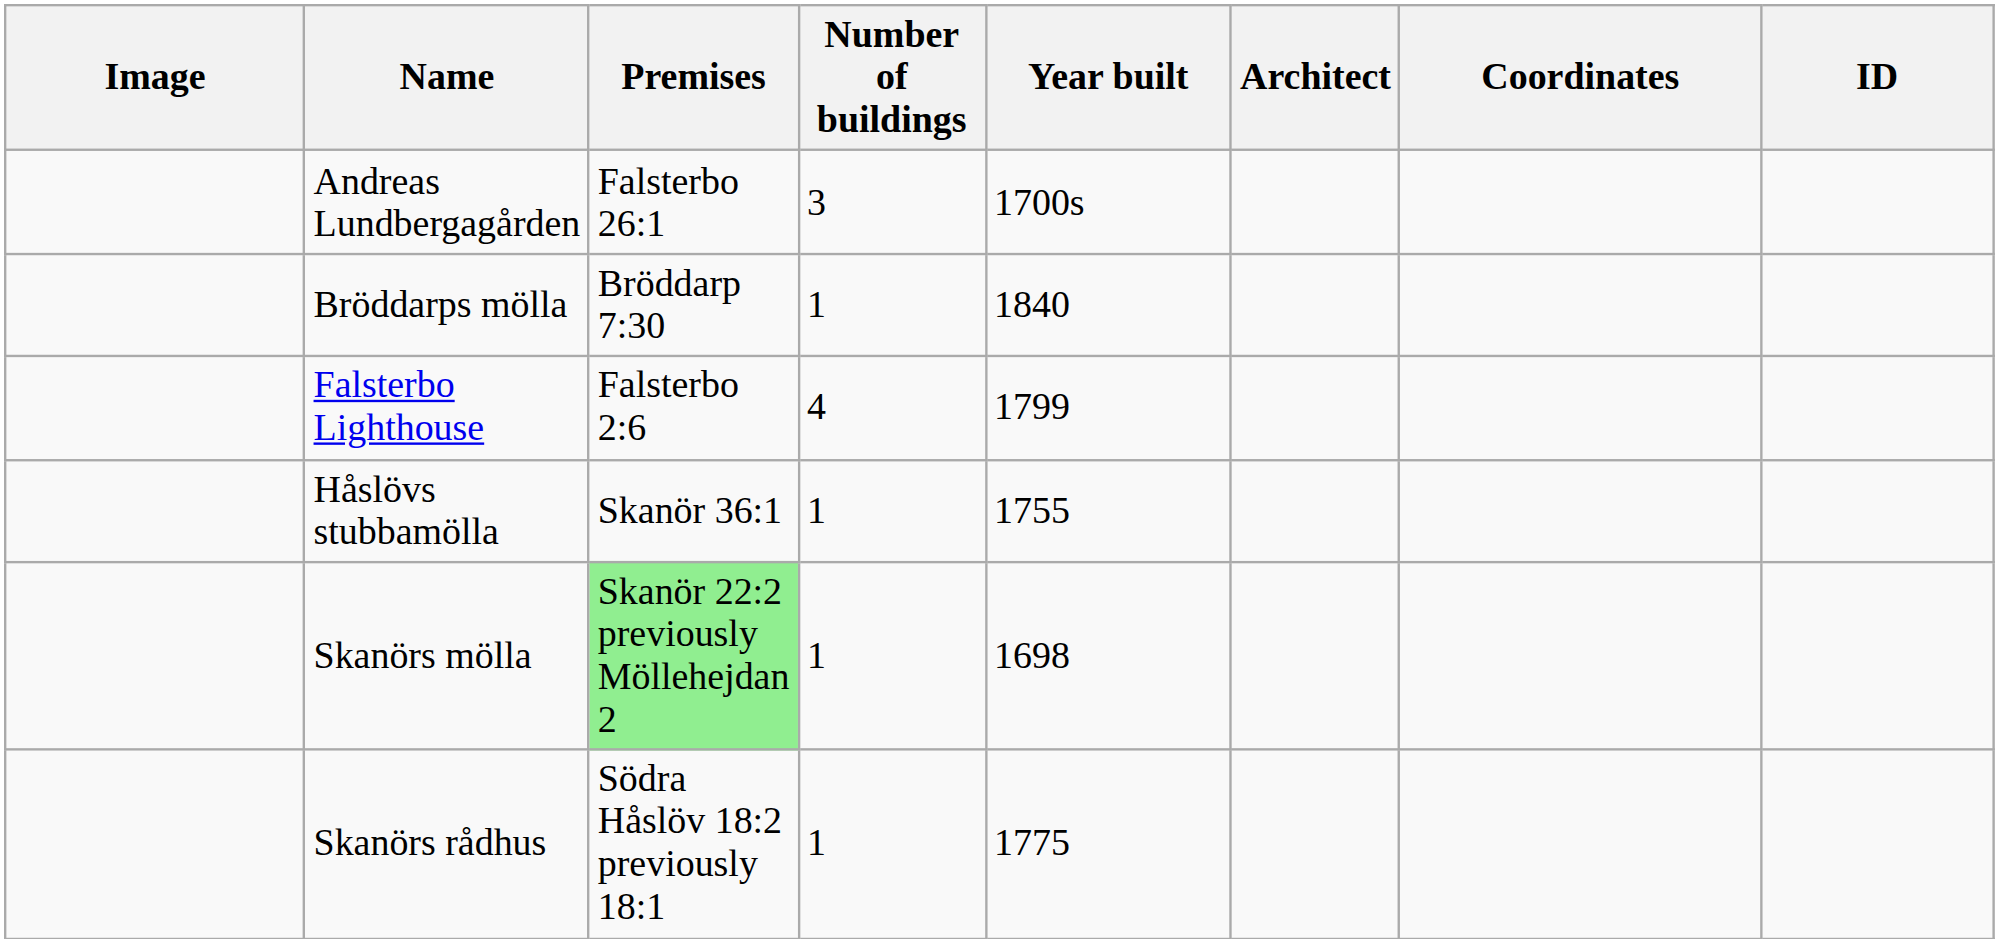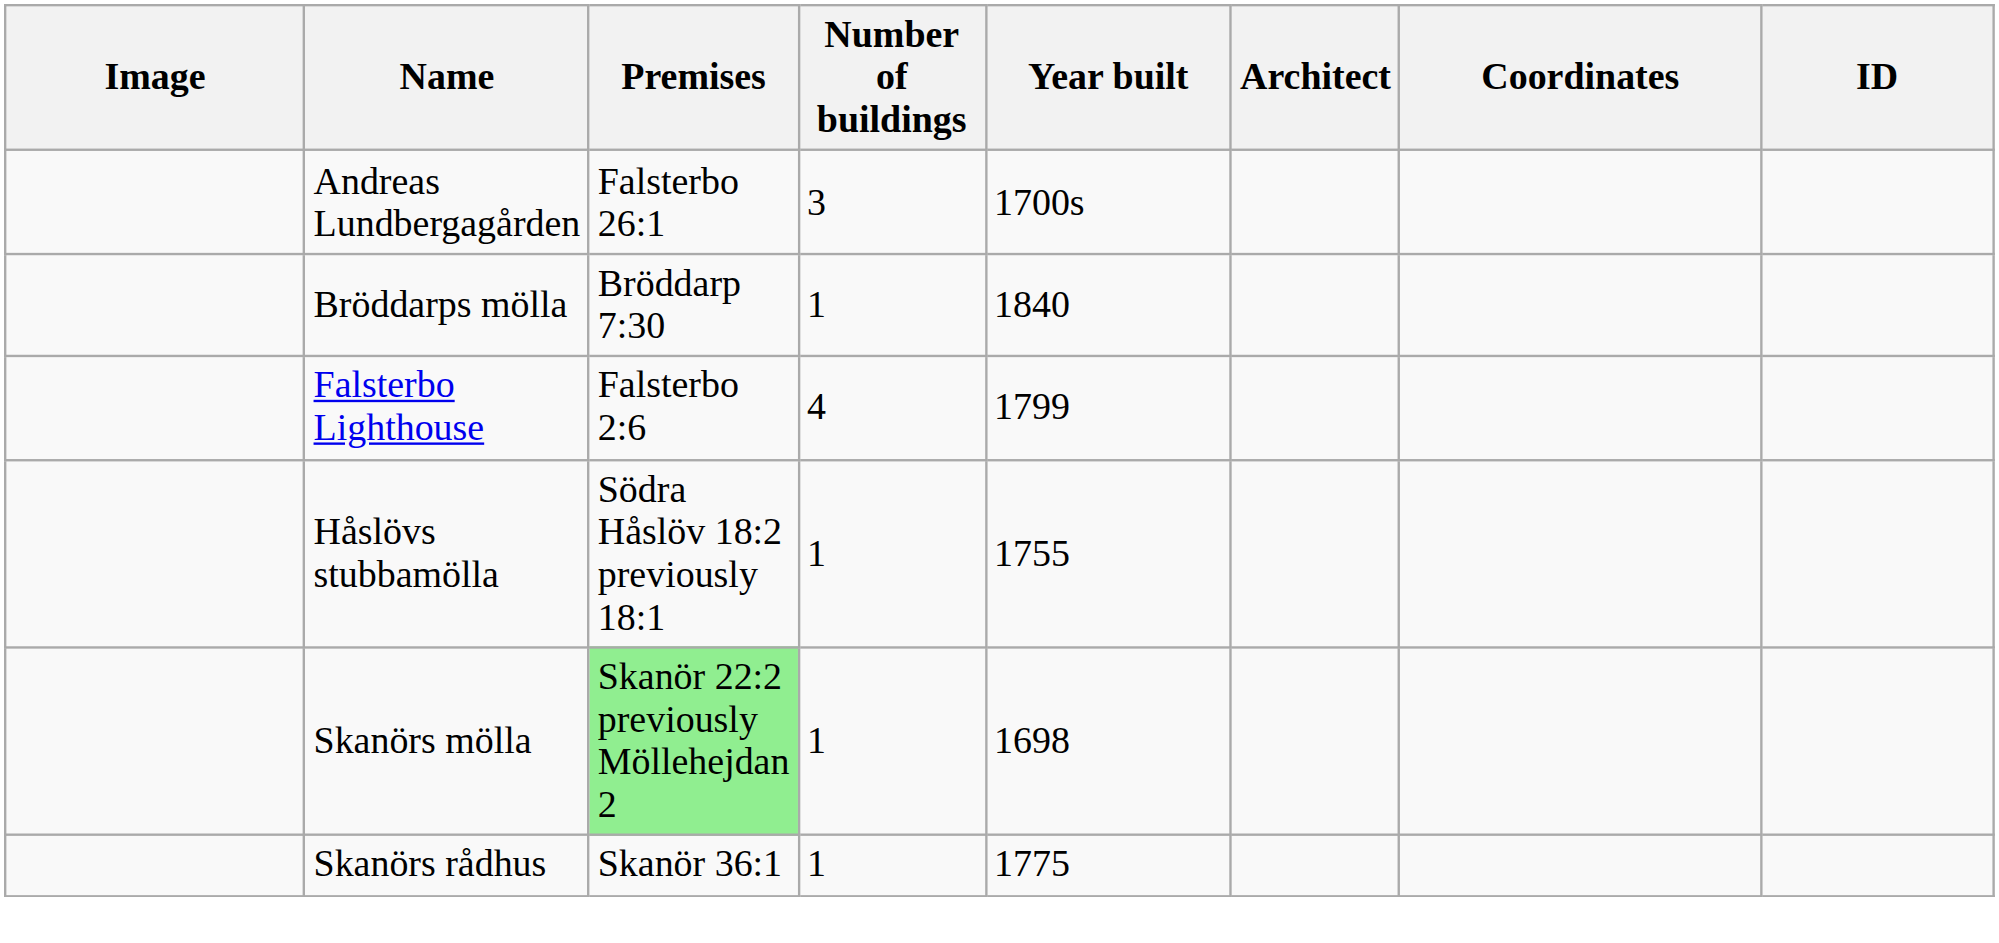(690, 509) Skanör 36:1 -> (690, 552) Södra Håslöv 18:2 previously 18:1
(690, 843) Södra Håslöv 18:2 previously 18:1 -> (690, 864) Skanör 36:1
